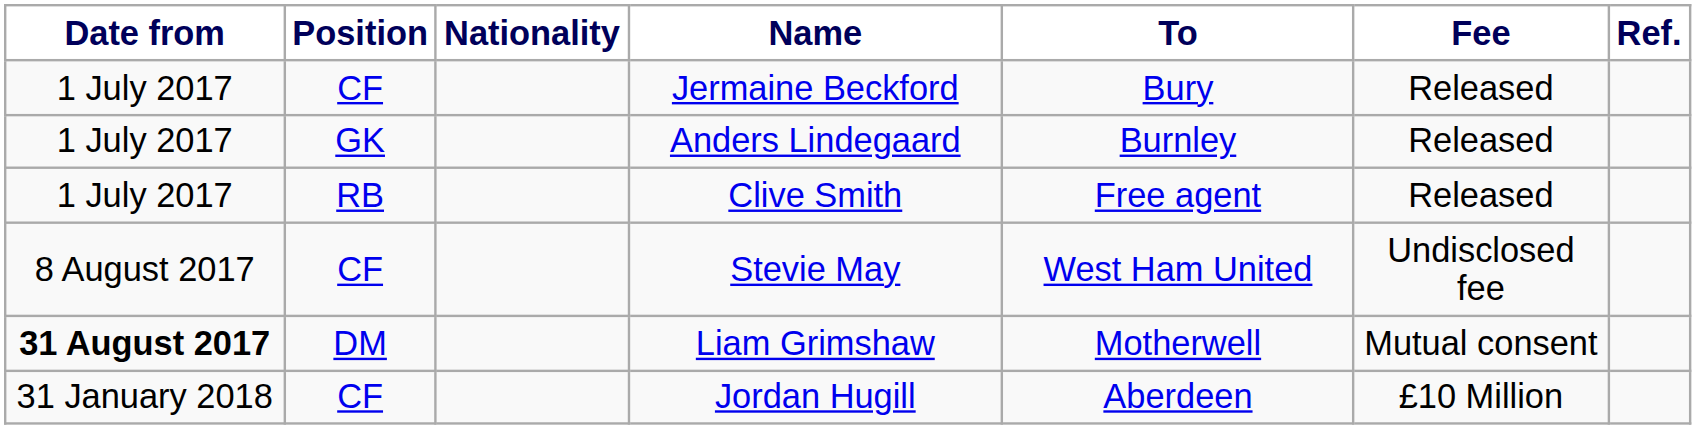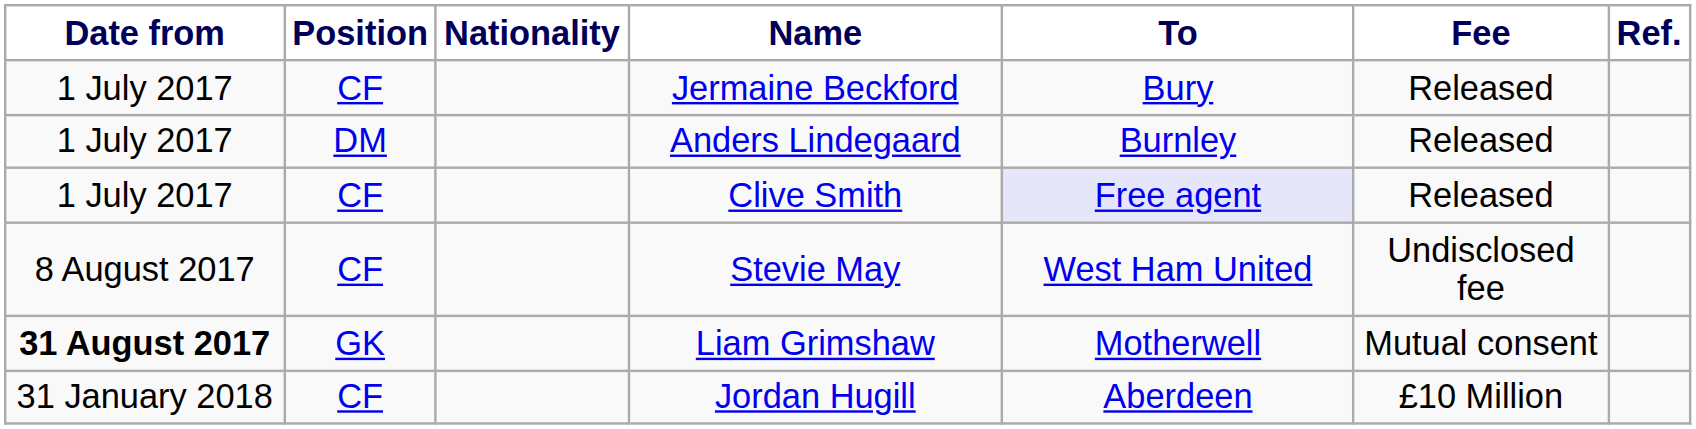(360, 142) GK -> (360, 142) DM
(360, 196) RB -> (360, 196) CF
(1178, 196) no background -> (1178, 196) lavender background
(360, 343) DM -> (360, 343) GK
